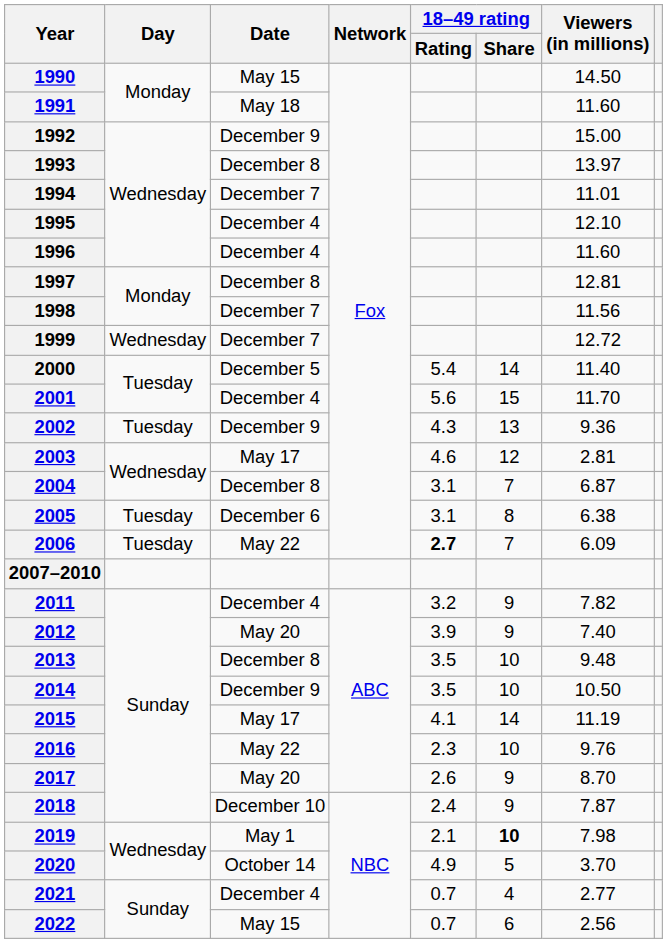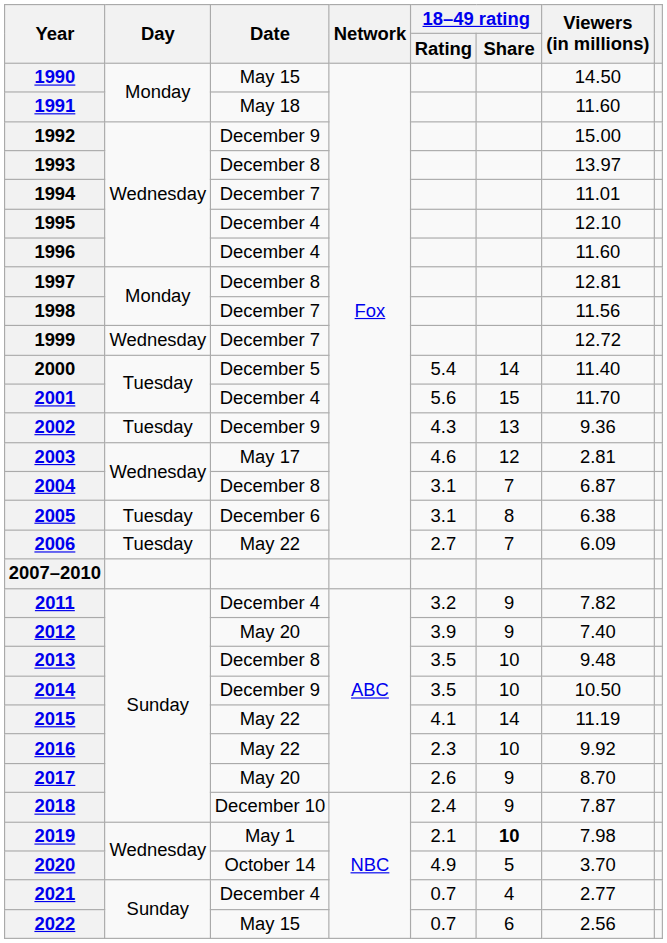(443, 544) bold -> (443, 544) normal
(270, 719) May 17 -> (270, 719) May 22
(598, 748) 9.76 -> (598, 748) 9.92
